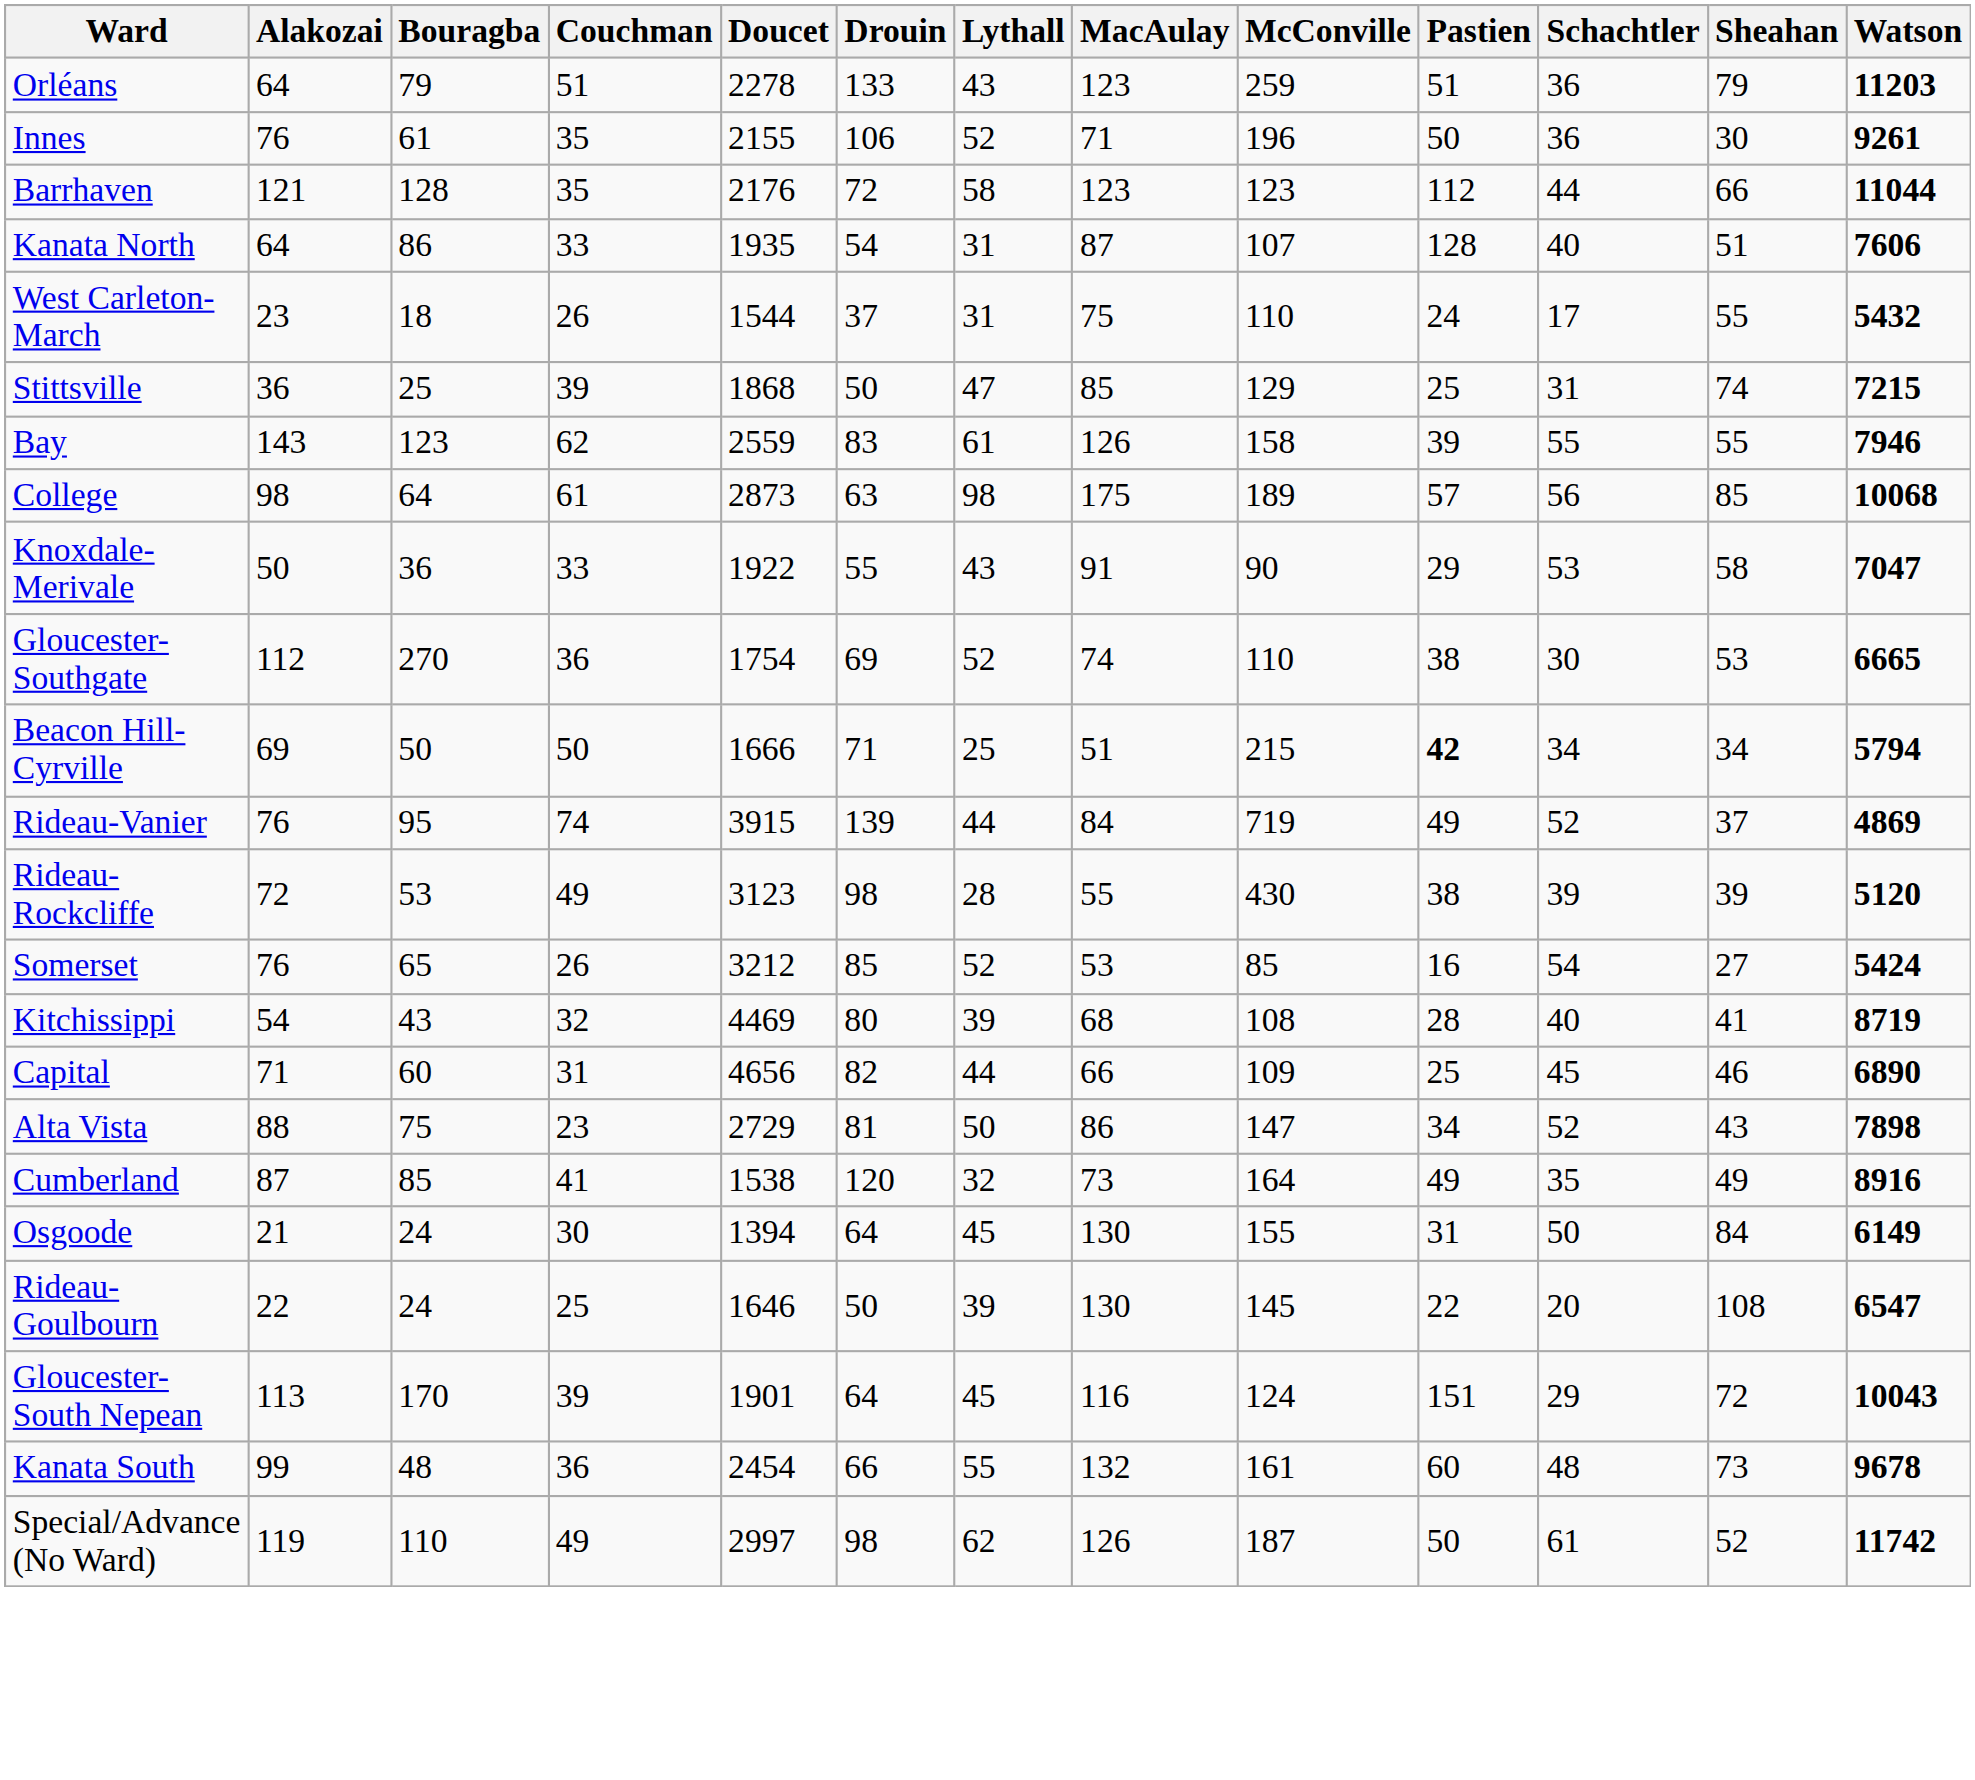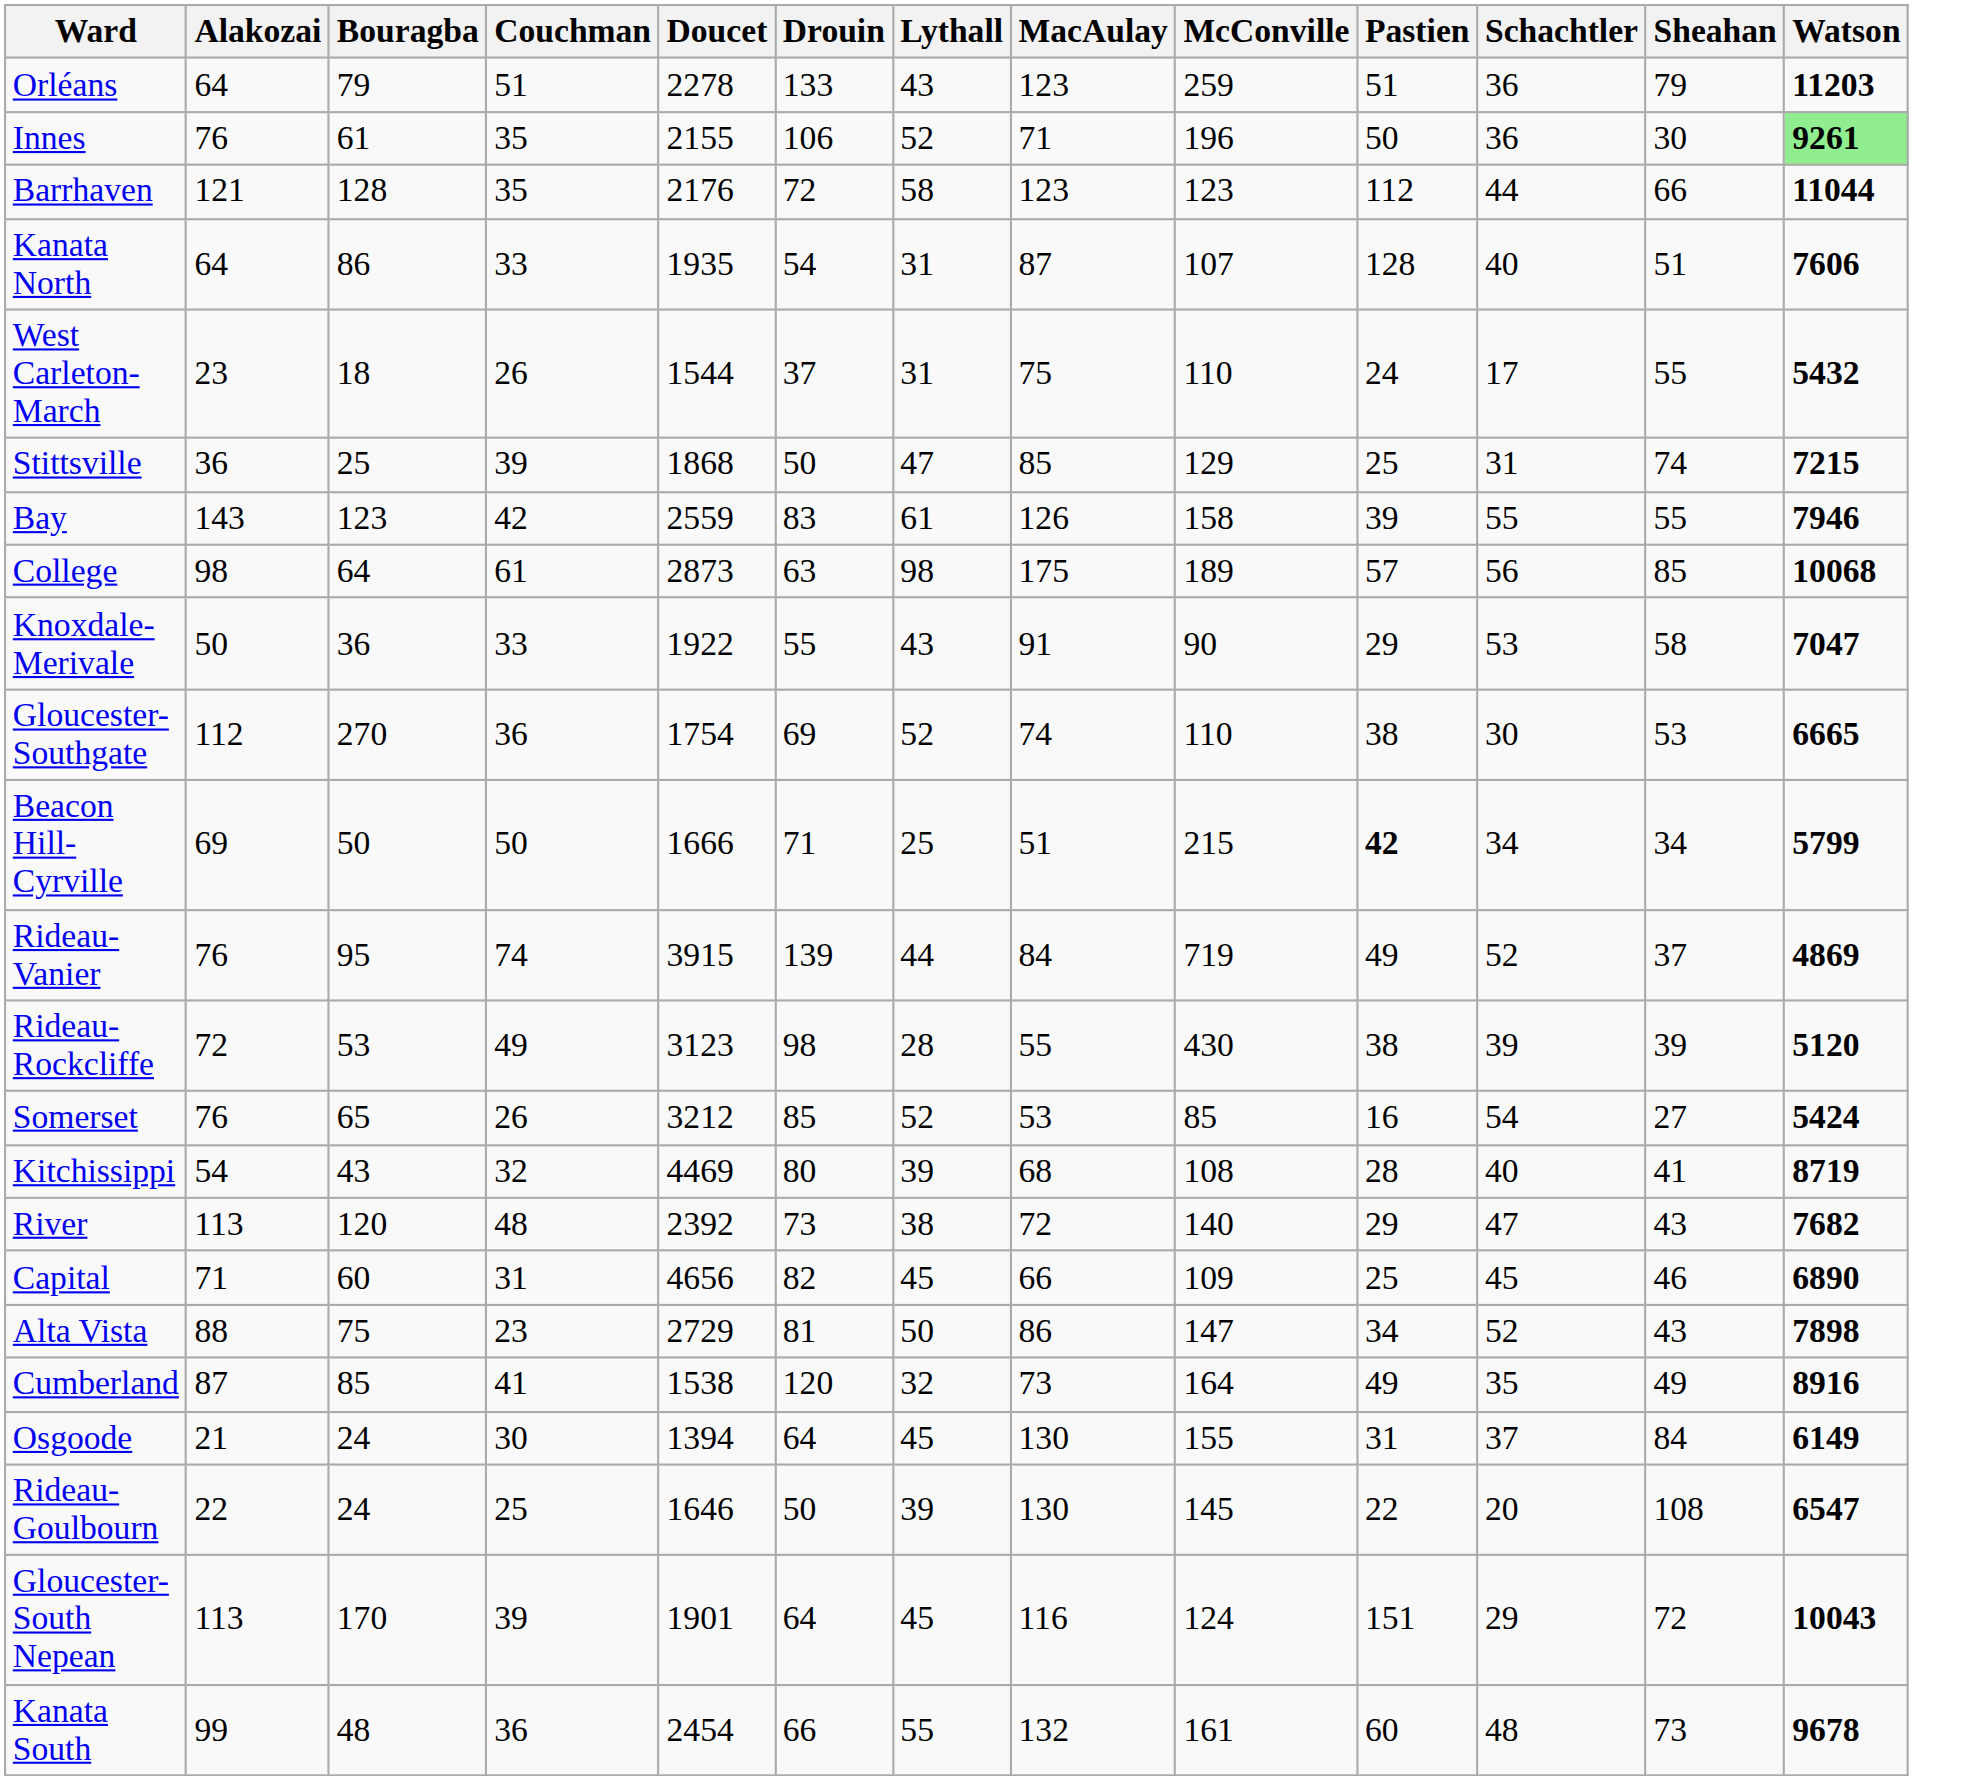(1887, 137) no background -> (1826, 137) lightgreen background
(573, 441) 62 -> (511, 517) 42
(1887, 749) 5794 -> (1826, 844) 5799
+ row: (50, 1223)
(979, 1072) 44 -> (917, 1277) 45
(1563, 1232) 50 -> (1502, 1437) 37
- row: (127, 1540)
